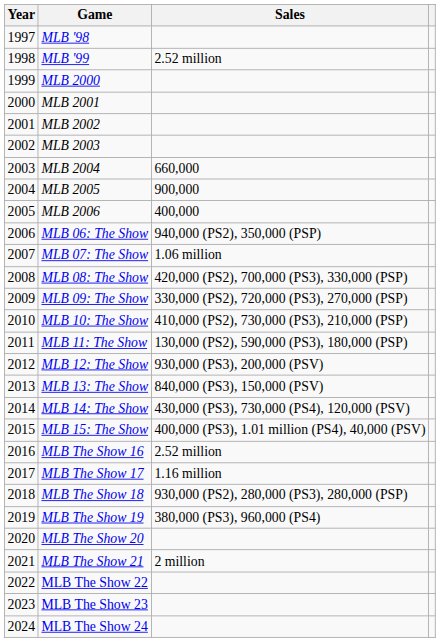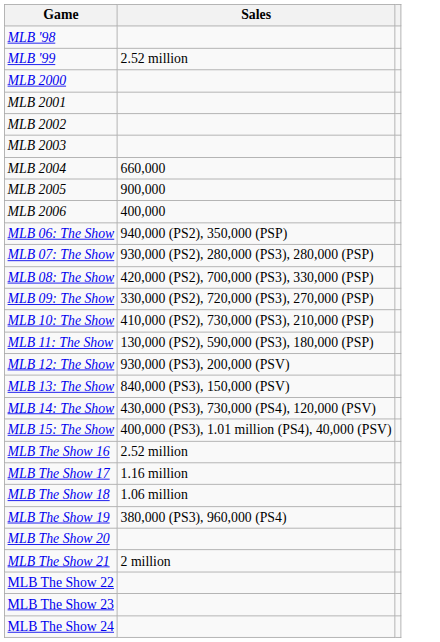- column: (21, 15)
(188, 255) 1.06 million -> (247, 255) 930,000 (PS2), 280,000 (PS3), 280,000 (PSP)
(281, 495) 930,000 (PS2), 280,000 (PS3), 280,000 (PSP) -> (154, 495) 1.06 million
